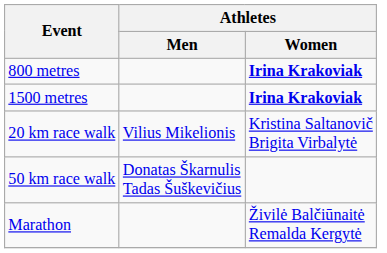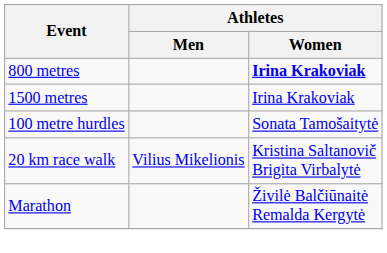(305, 97) bold -> (303, 97) normal
+ row: (67, 124)
- row: (62, 179)
